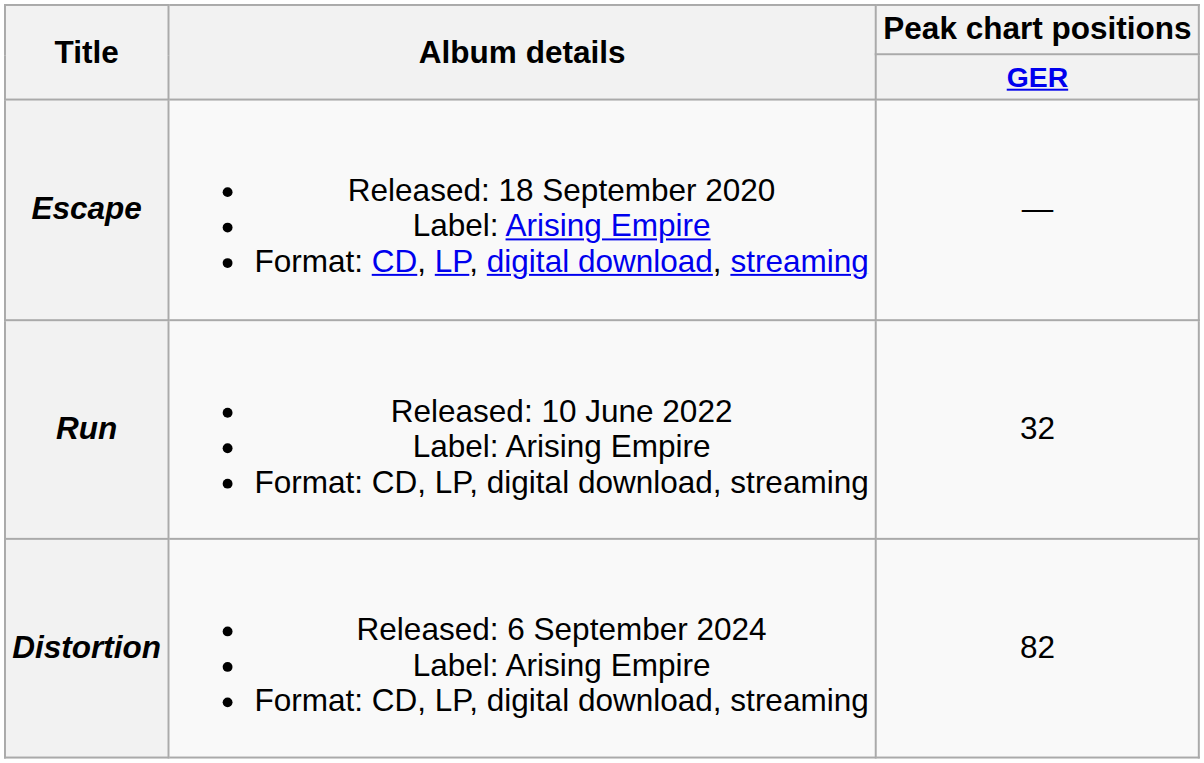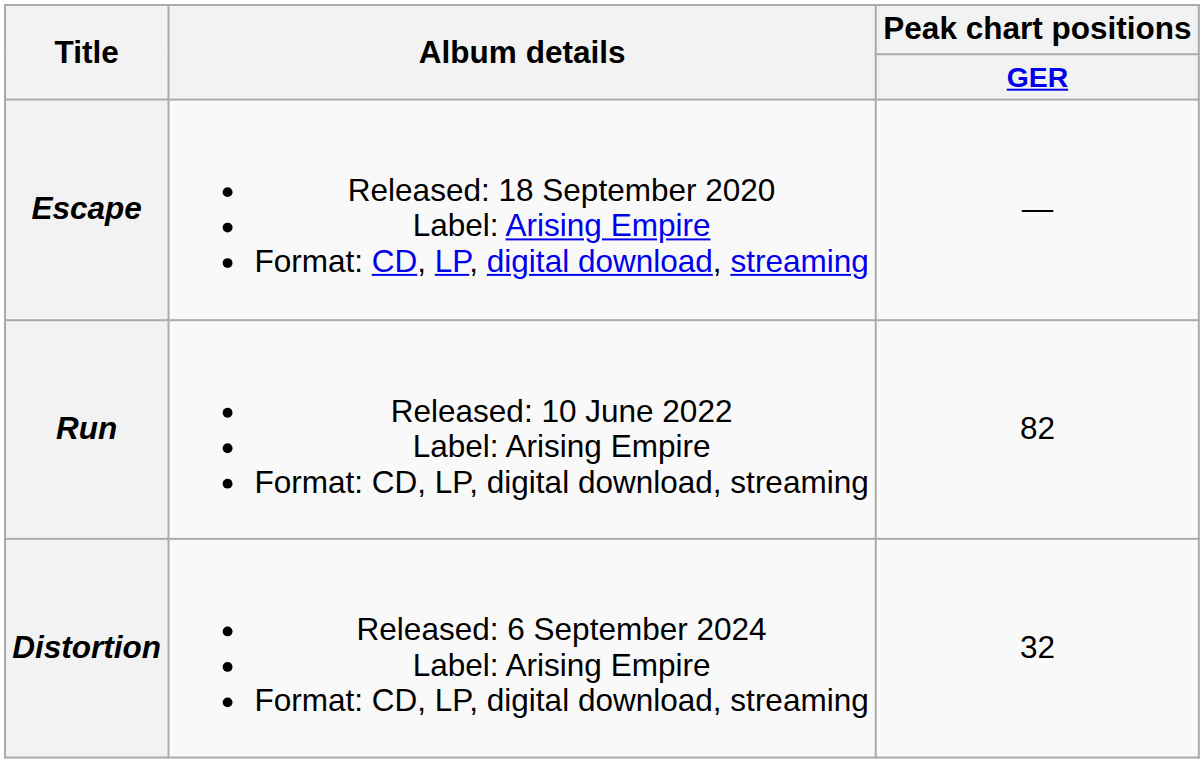(1037, 428) 32 -> (1037, 428) 82
(1037, 647) 82 -> (1037, 647) 32
